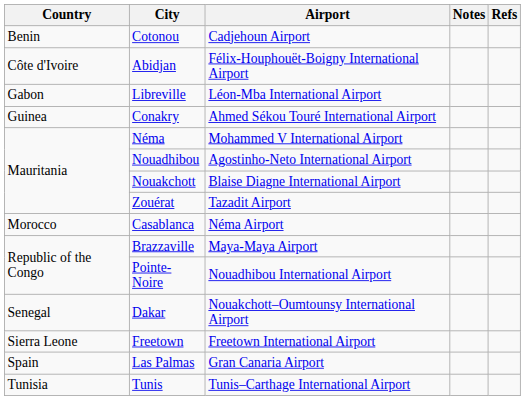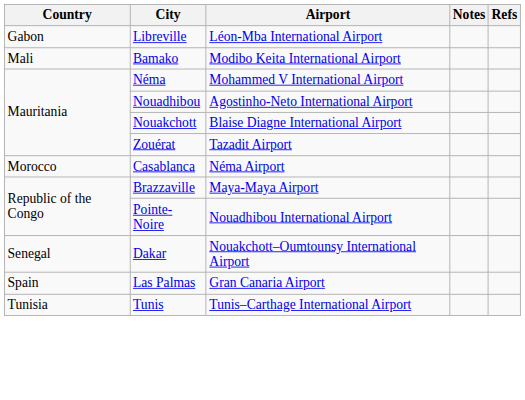- row: (156, 36)
- row: (154, 66)
- row: (156, 116)
+ row: (156, 58)
- row: (158, 341)
